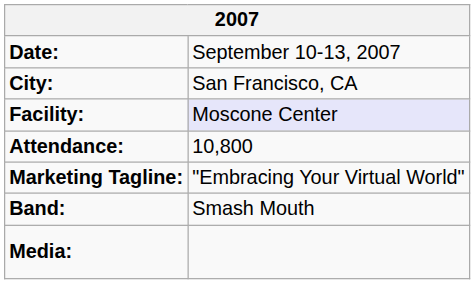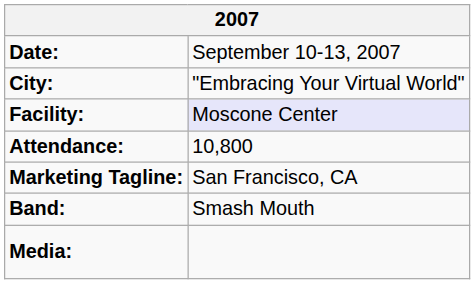(275, 83) San Francisco, CA -> (328, 83) "Embracing Your Virtual World"
(328, 177) "Embracing Your Virtual World" -> (275, 177) San Francisco, CA
